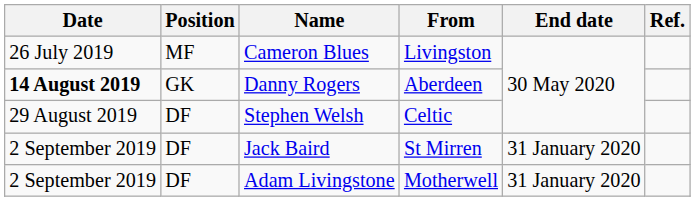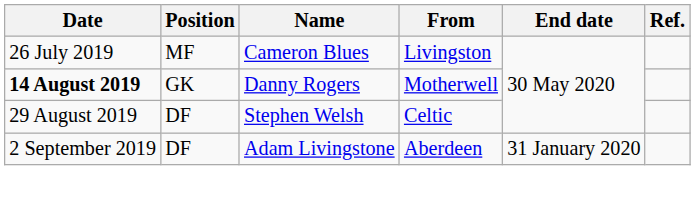(443, 84) Aberdeen -> (451, 84) Motherwell
- row: (287, 148)
(451, 180) Motherwell -> (443, 148) Aberdeen
